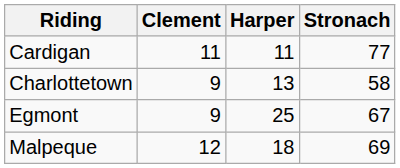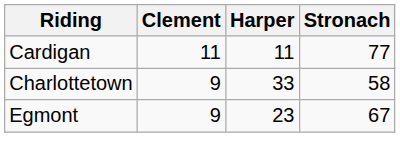(283, 83) 13 -> (283, 83) 33
(283, 115) 25 -> (283, 115) 23
- row: (53, 147)
